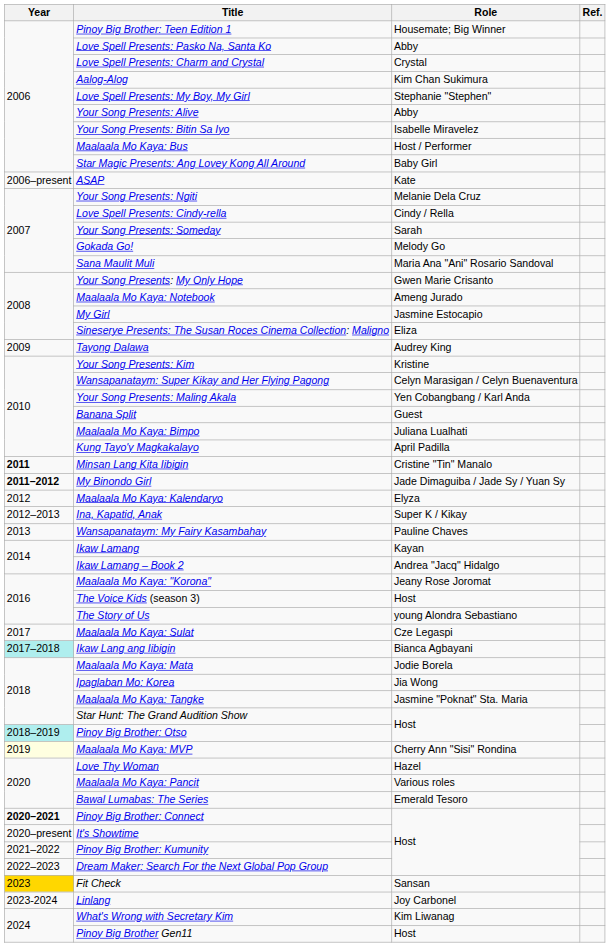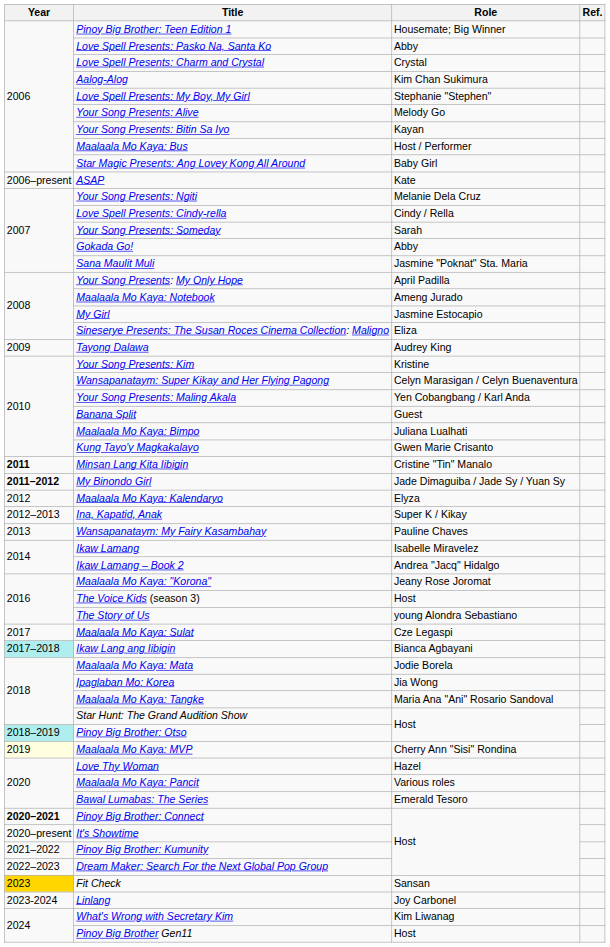(406, 113) Abby -> (419, 113) Melody Go
(436, 130) Isabelle Miravelez -> (409, 130) Kayan
(419, 247) Melody Go -> (406, 247) Abby
(474, 264) Maria Ana "Ani" Rosario Sandoval -> (461, 264) Jasmine "Poknat" Sta. Maria
(444, 280) Gwen Marie Crisanto -> (422, 280) April Padilla
(422, 448) April Padilla -> (444, 448) Gwen Marie Crisanto
(409, 548) Kayan -> (436, 548) Isabelle Miravelez
(461, 699) Jasmine "Poknat" Sta. Maria -> (474, 699) Maria Ana "Ani" Rosario Sandoval
